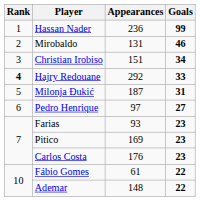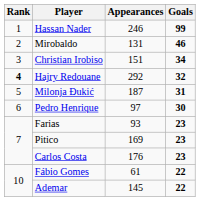(136, 28) 236 -> (136, 28) 246
(180, 76) 33 -> (180, 76) 32
(180, 108) 27 -> (180, 108) 30
(136, 188) 148 -> (136, 188) 145
